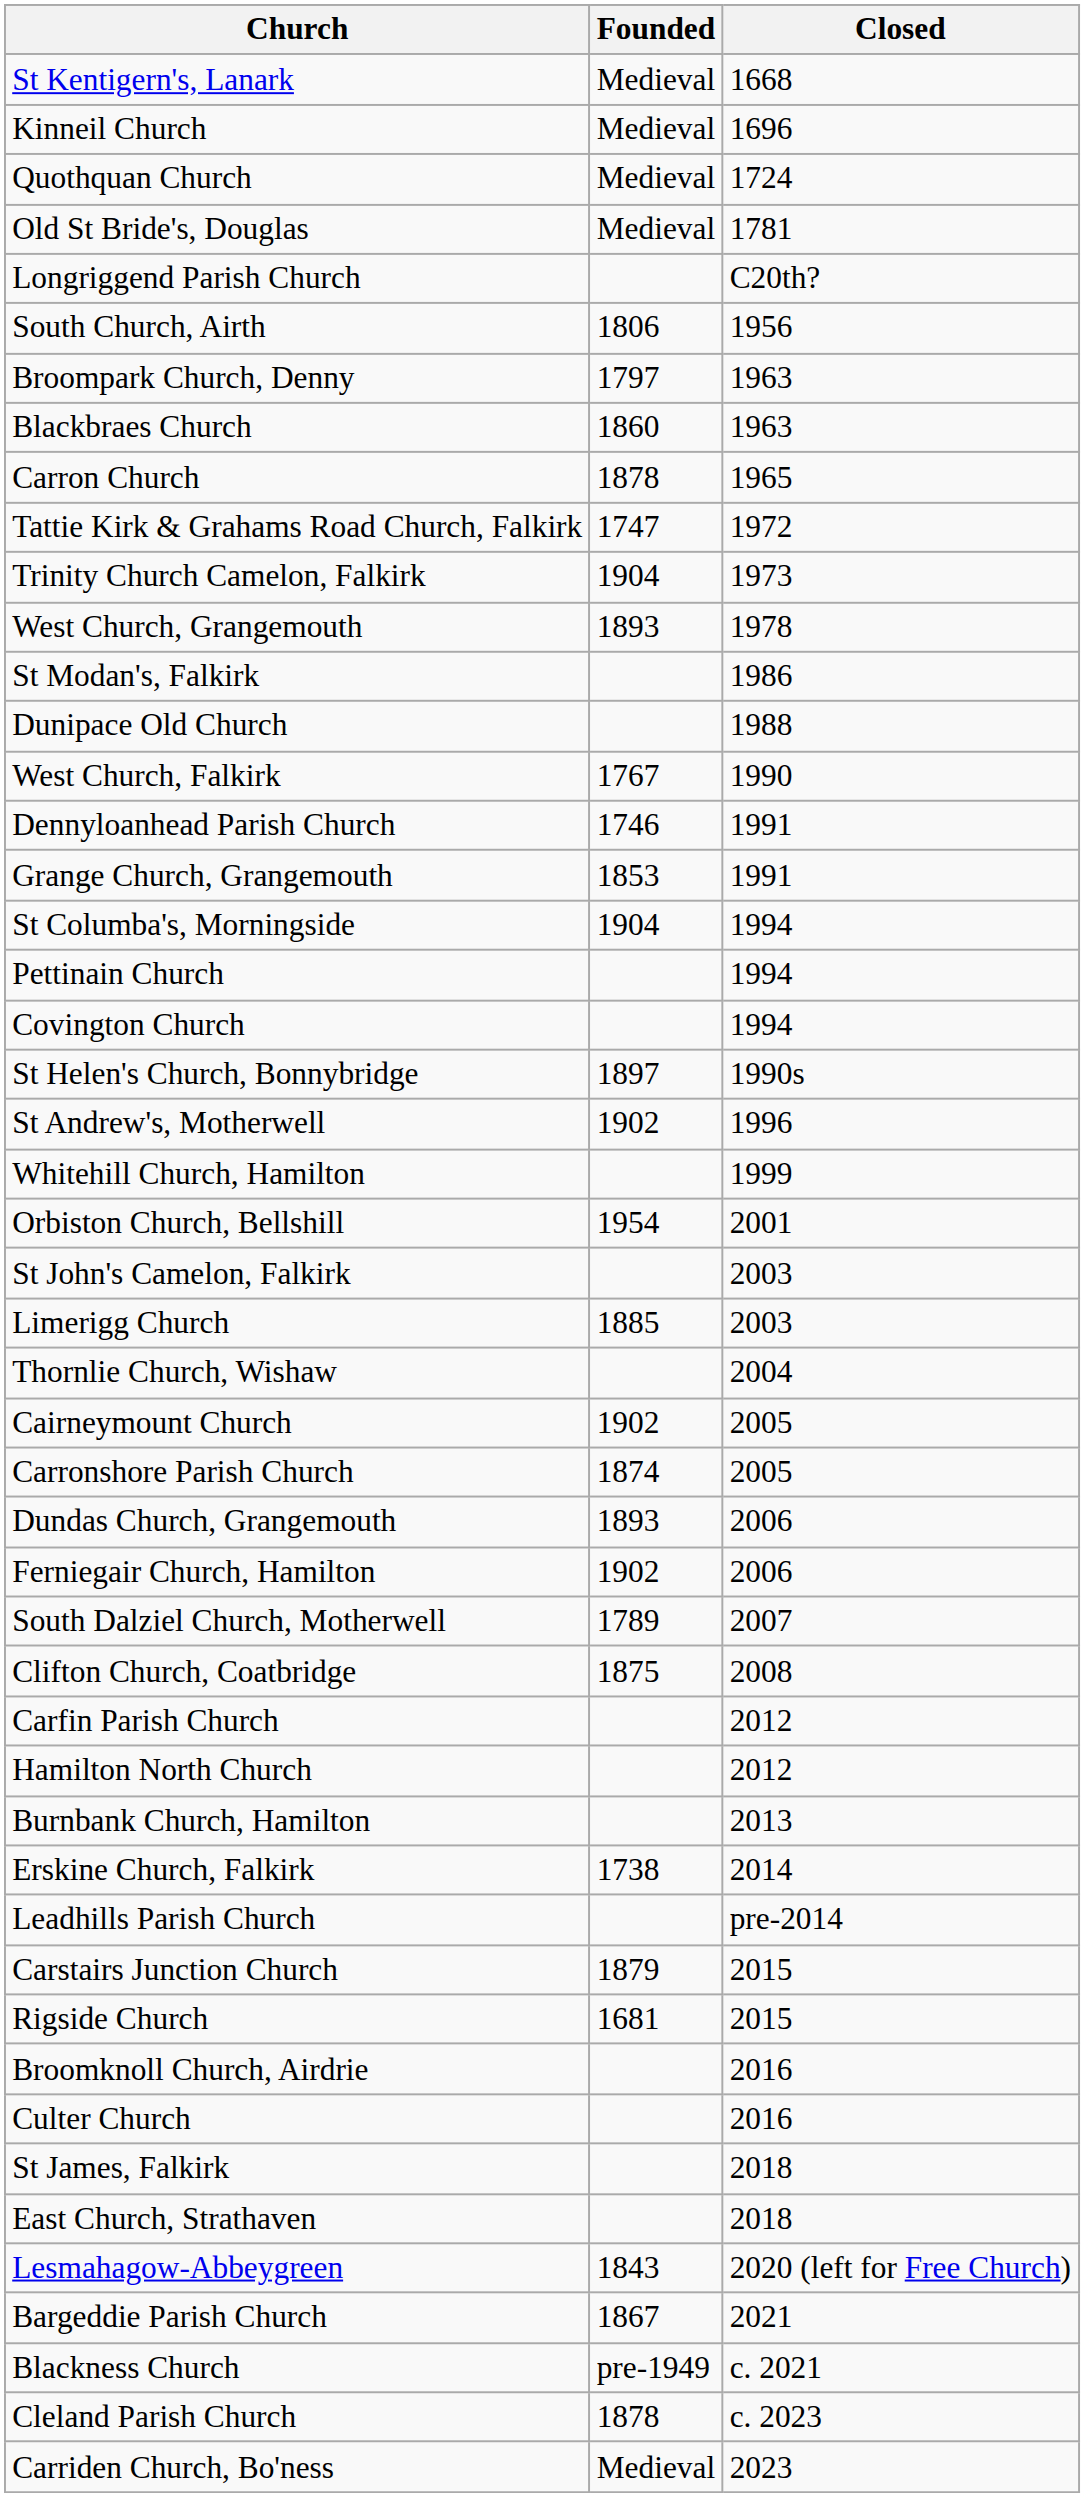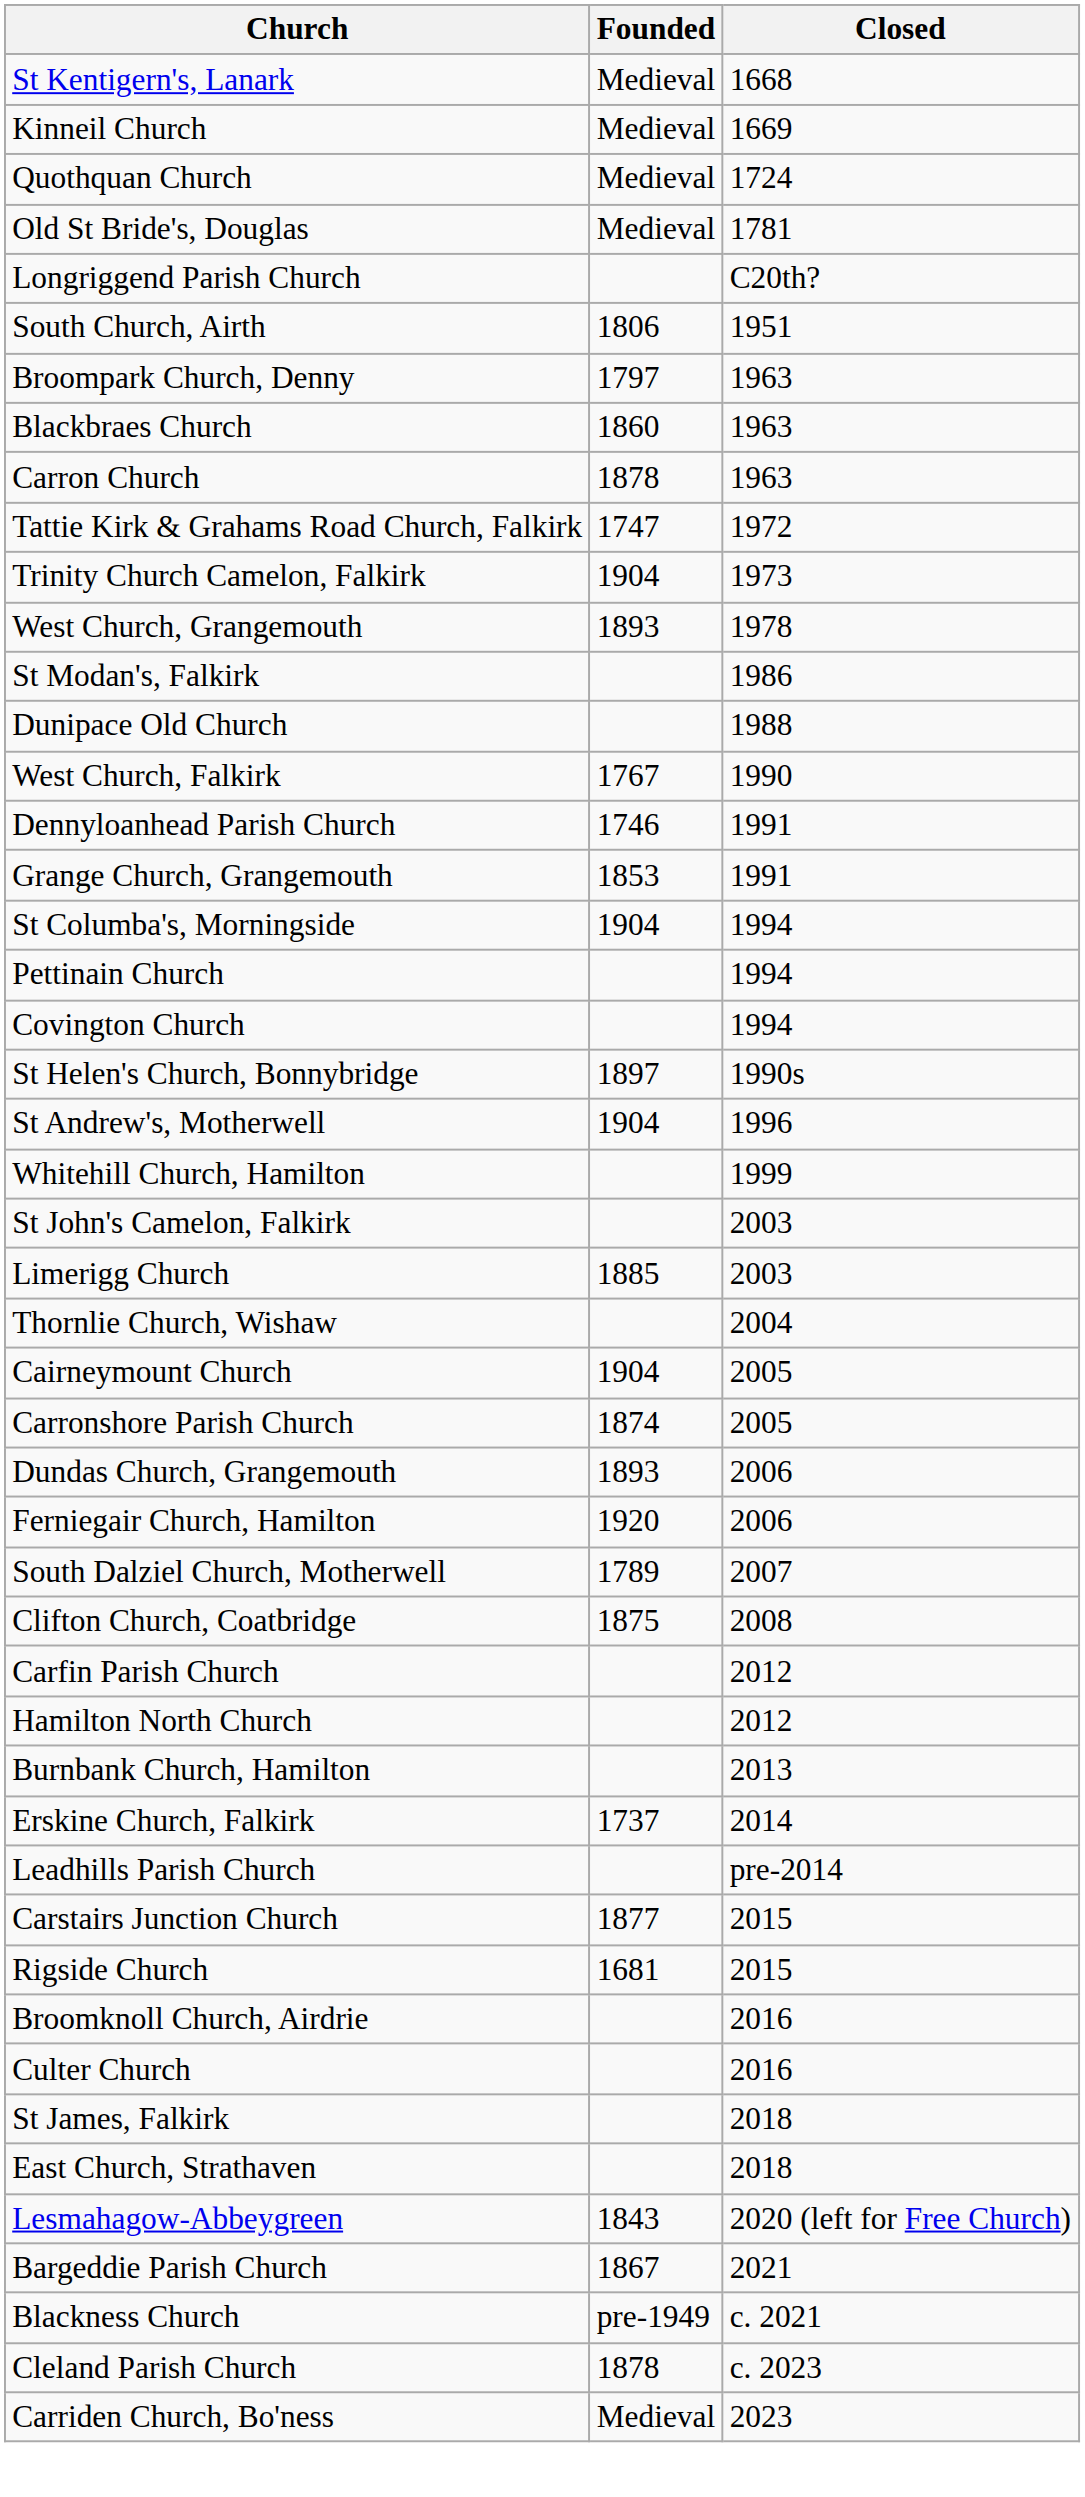(761, 128) 1696 -> (761, 128) 1669
(761, 327) 1956 -> (761, 327) 1951
(761, 476) 1965 -> (761, 476) 1963
(628, 1123) 1902 -> (628, 1123) 1904
- row: (178, 1223)
(628, 1421) 1902 -> (628, 1372) 1904
(628, 1571) 1902 -> (628, 1521) 1920
(628, 1869) 1738 -> (628, 1819) 1737
(628, 1969) 1879 -> (628, 1919) 1877
